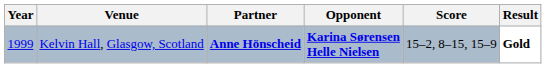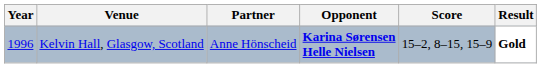(20, 44) 1999 -> (20, 44) 1996
(255, 44) bold -> (253, 44) normal
